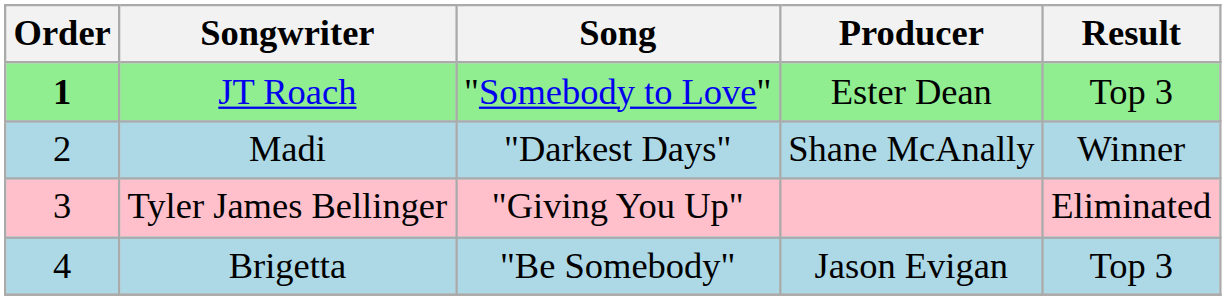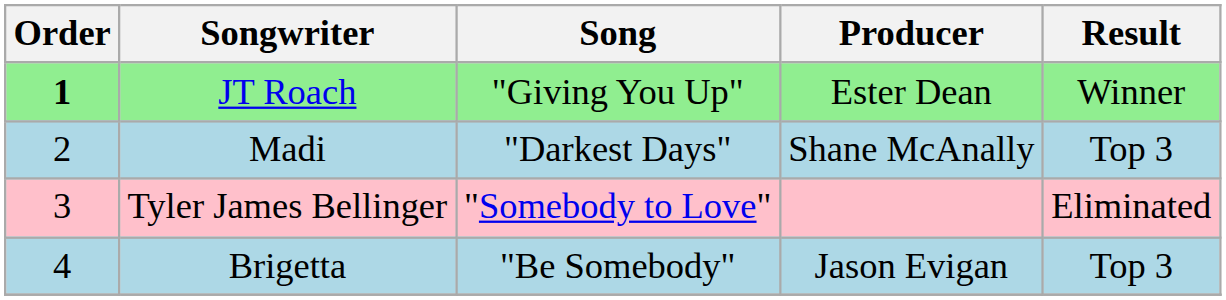(618, 91) "Somebody to Love" -> (618, 91) "Giving You Up"
(1131, 91) Top 3 -> (1131, 91) Winner
(1131, 149) Winner -> (1131, 149) Top 3
(618, 206) "Giving You Up" -> (618, 206) "Somebody to Love"
